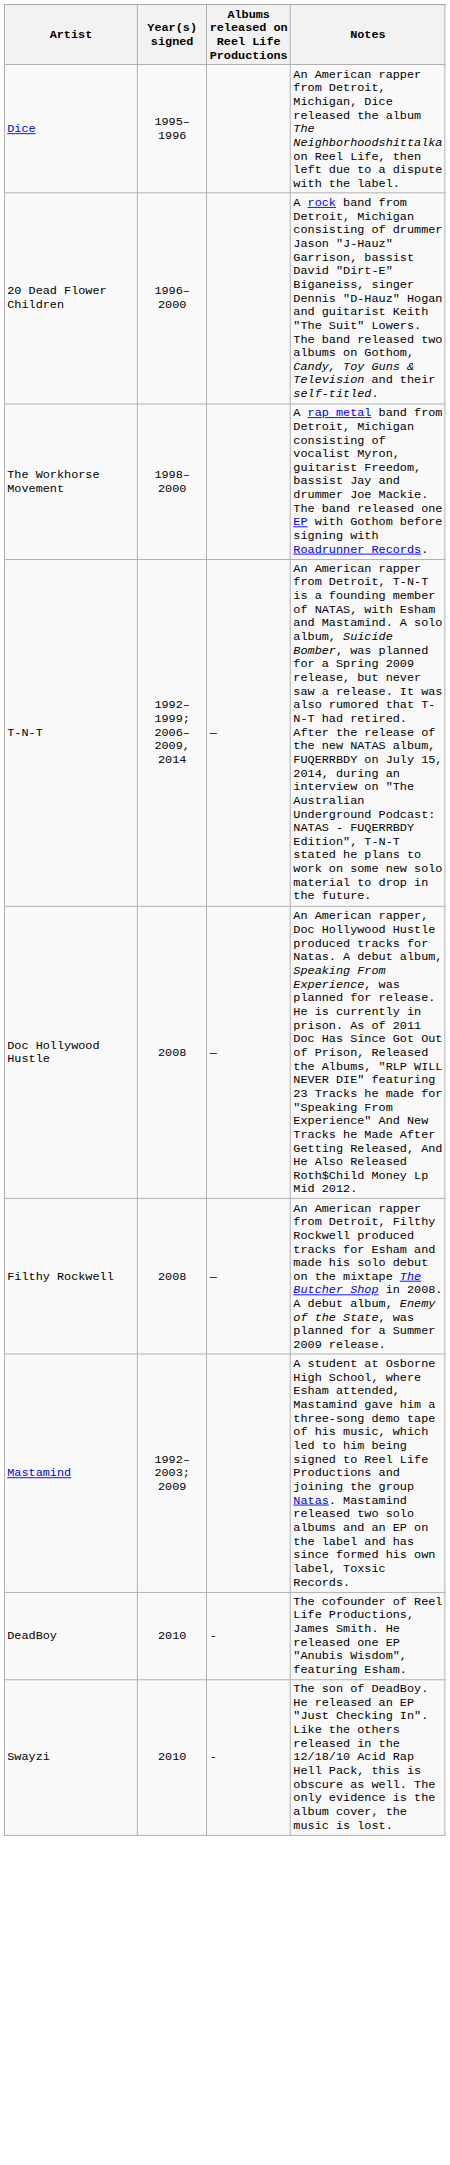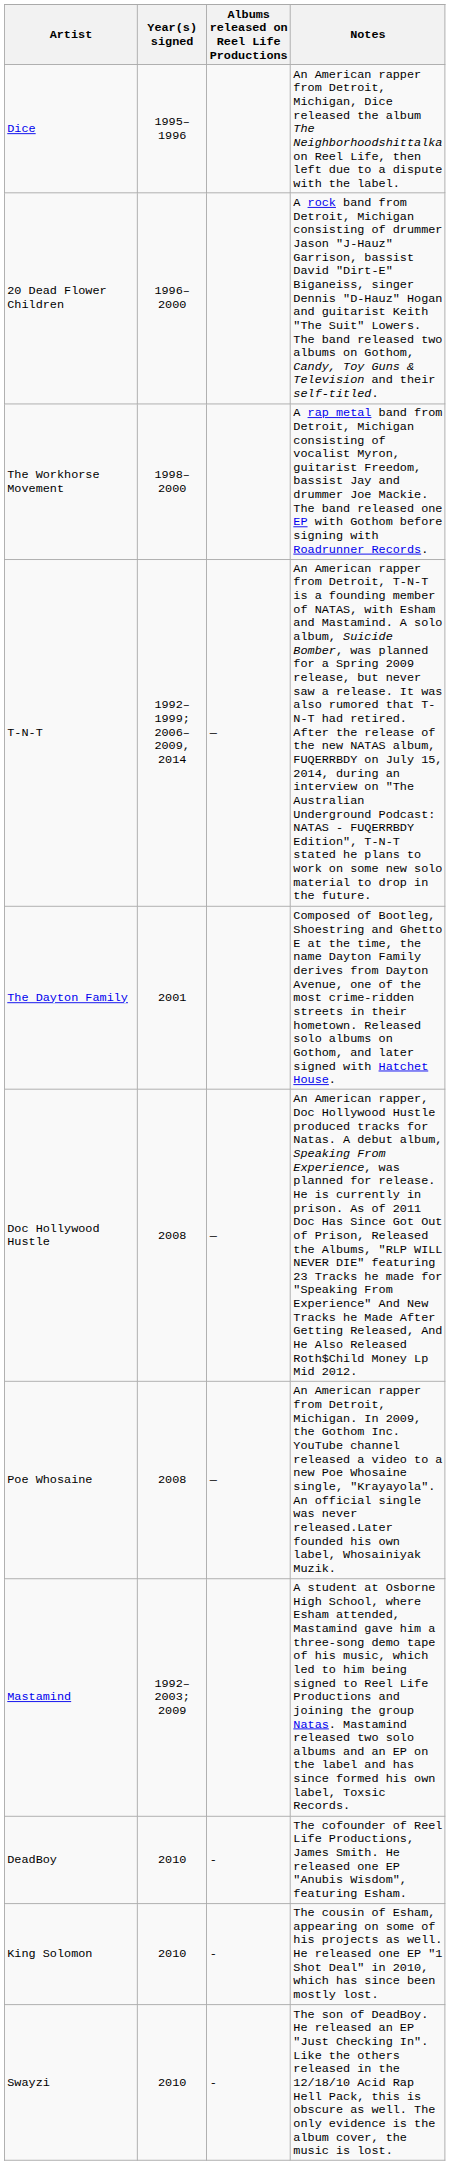+ row: (68, 998)
- row: (61, 1276)
+ row: (50, 1480)
+ row: (50, 1954)
